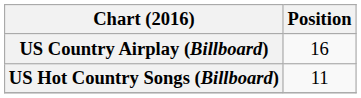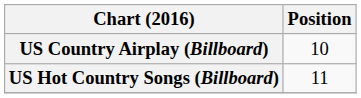(320, 48) 16 -> (320, 48) 10
